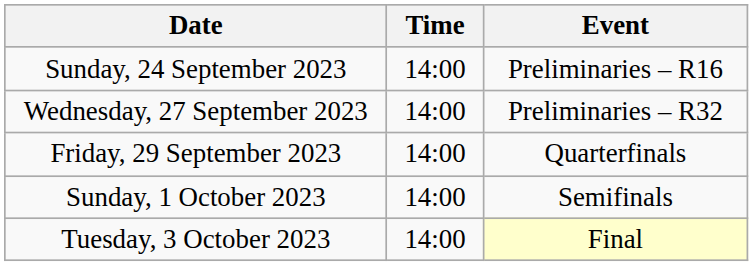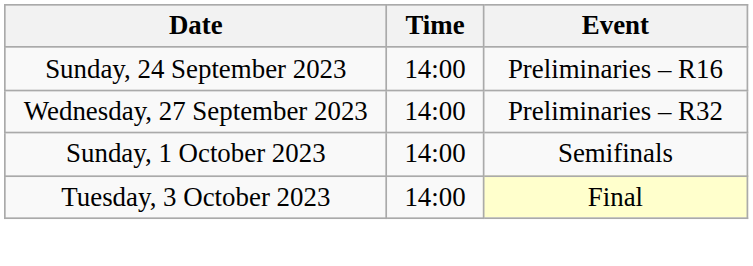- row: (196, 153)
